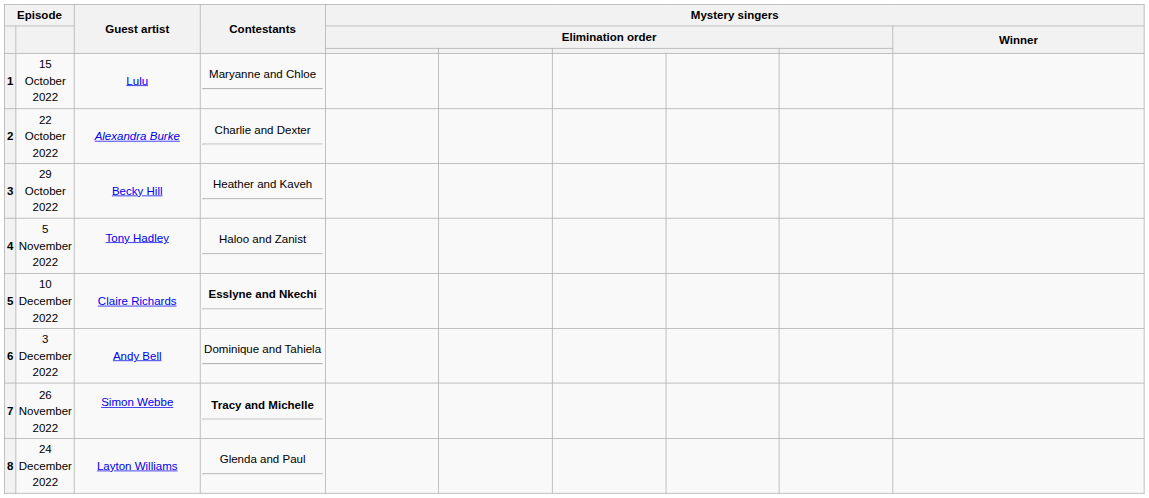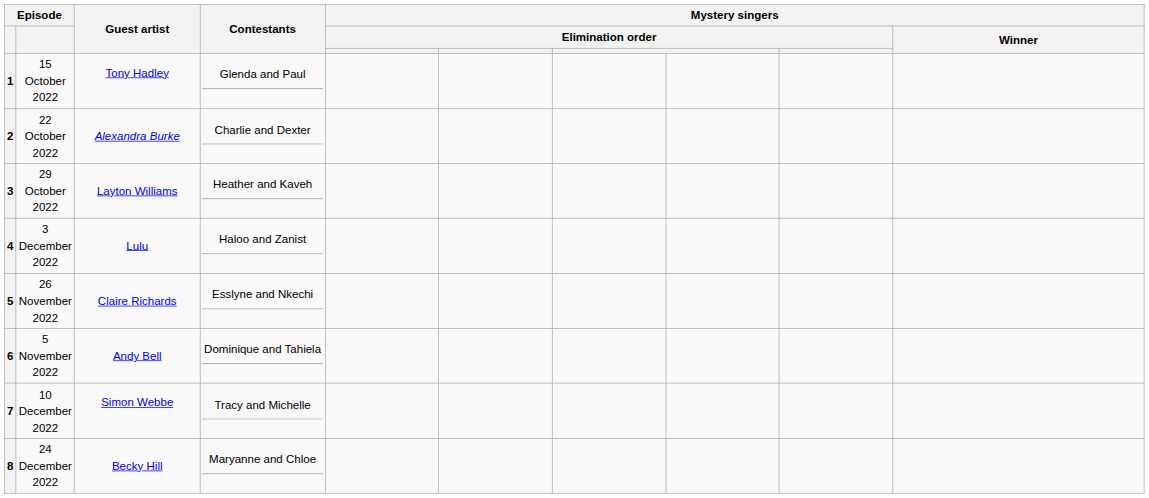(137, 81) Lulu -> (137, 73) Tony Hadley
(263, 79) Maryanne and Chloe -> (263, 79) Glenda and Paul
(137, 191) Becky Hill -> (137, 191) Layton Williams
(45, 246) 5 November 2022 -> (45, 246) 3 December 2022
(137, 238) Tony Hadley -> (137, 246) Lulu
(45, 301) 10 December 2022 -> (45, 301) 26 November 2022
(263, 299) bold -> (263, 299) normal
(45, 356) 3 December 2022 -> (45, 356) 5 November 2022
(45, 411) 26 November 2022 -> (45, 411) 10 December 2022
(263, 409) bold -> (263, 409) normal
(137, 466) Layton Williams -> (137, 466) Becky Hill
(263, 464) Glenda and Paul -> (263, 464) Maryanne and Chloe
